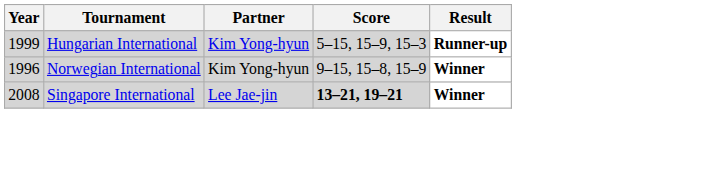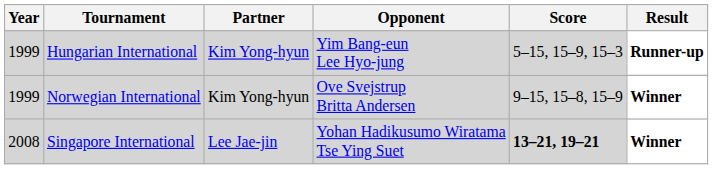+ column: (411, 17)
(24, 69) 1996 -> (24, 97) 1999
